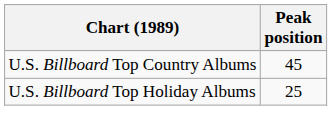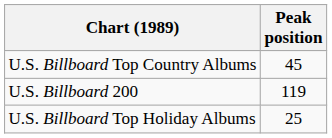+ row: (73, 91)
